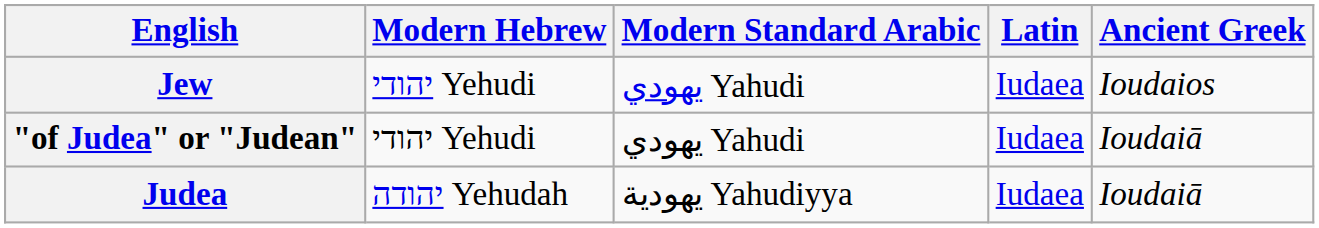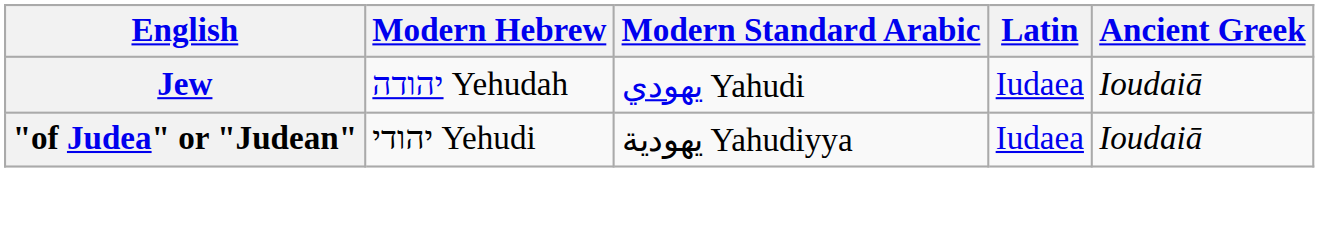(454, 84) יהודי Yehudi -> (470, 84) יהודה Yehudah
(1157, 84) Ioudaios -> (1151, 84) Ioudaiā
(713, 139) يهودي Yahudi -> (737, 139) يهودية Yahudiyya
- row: (185, 193)
